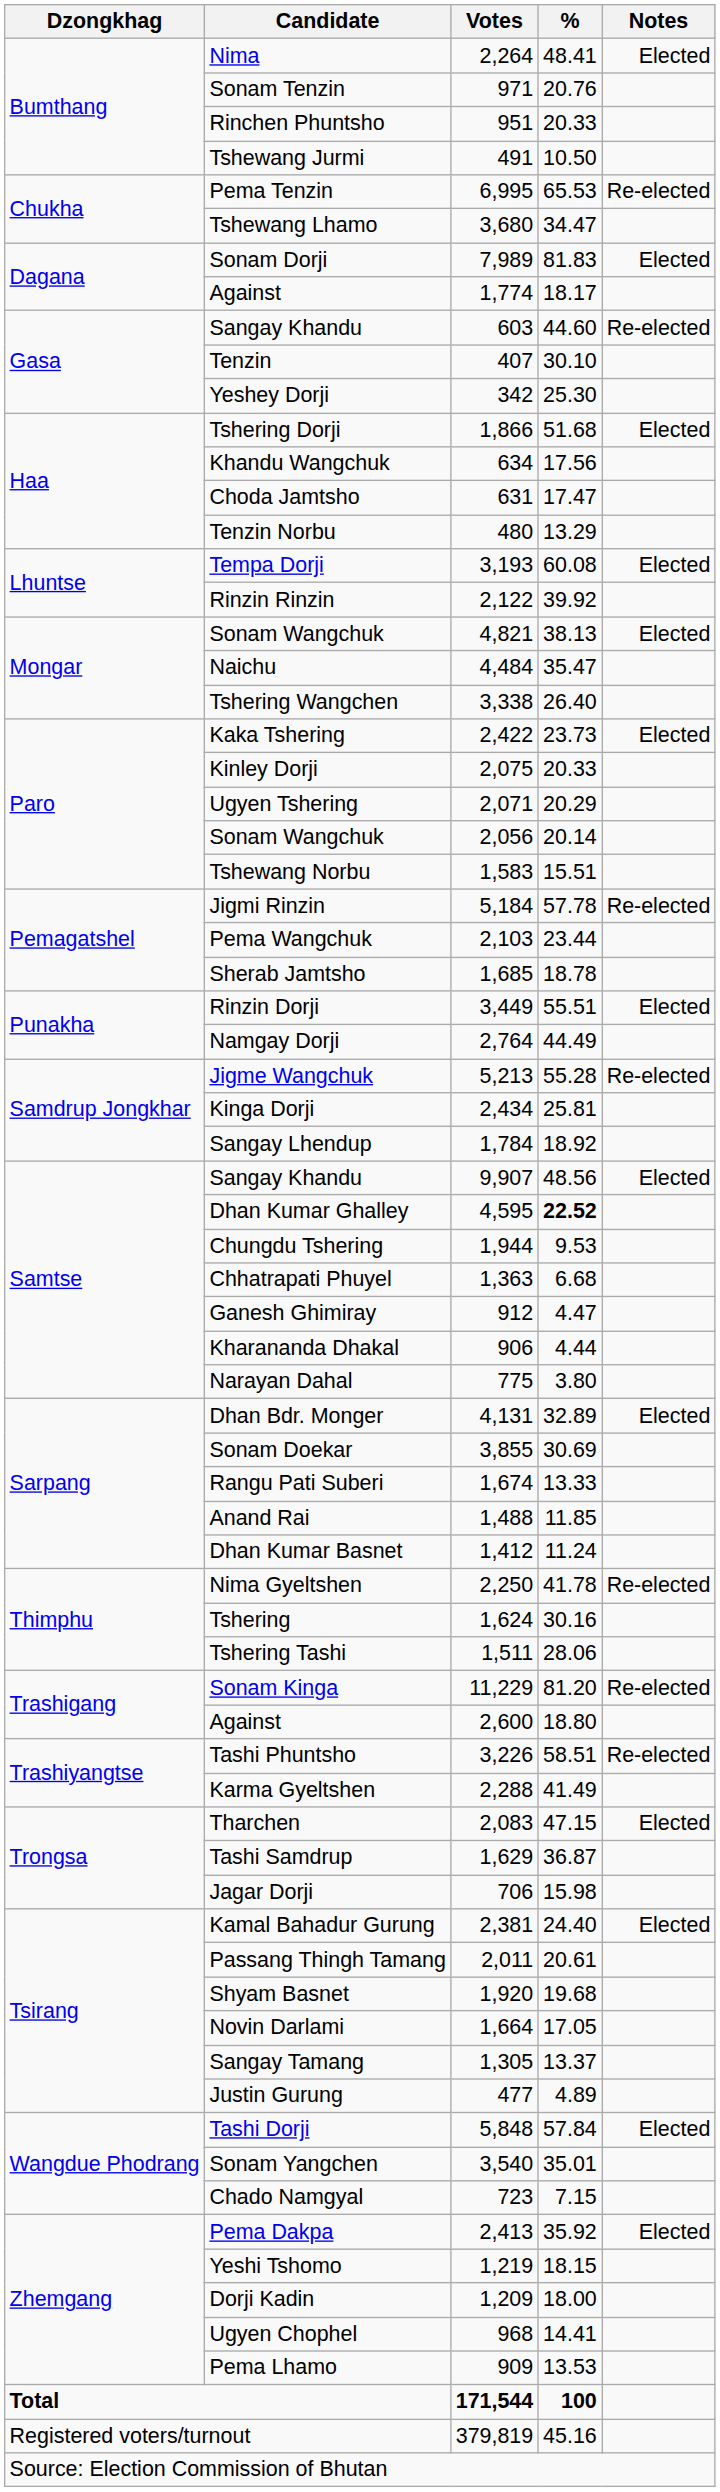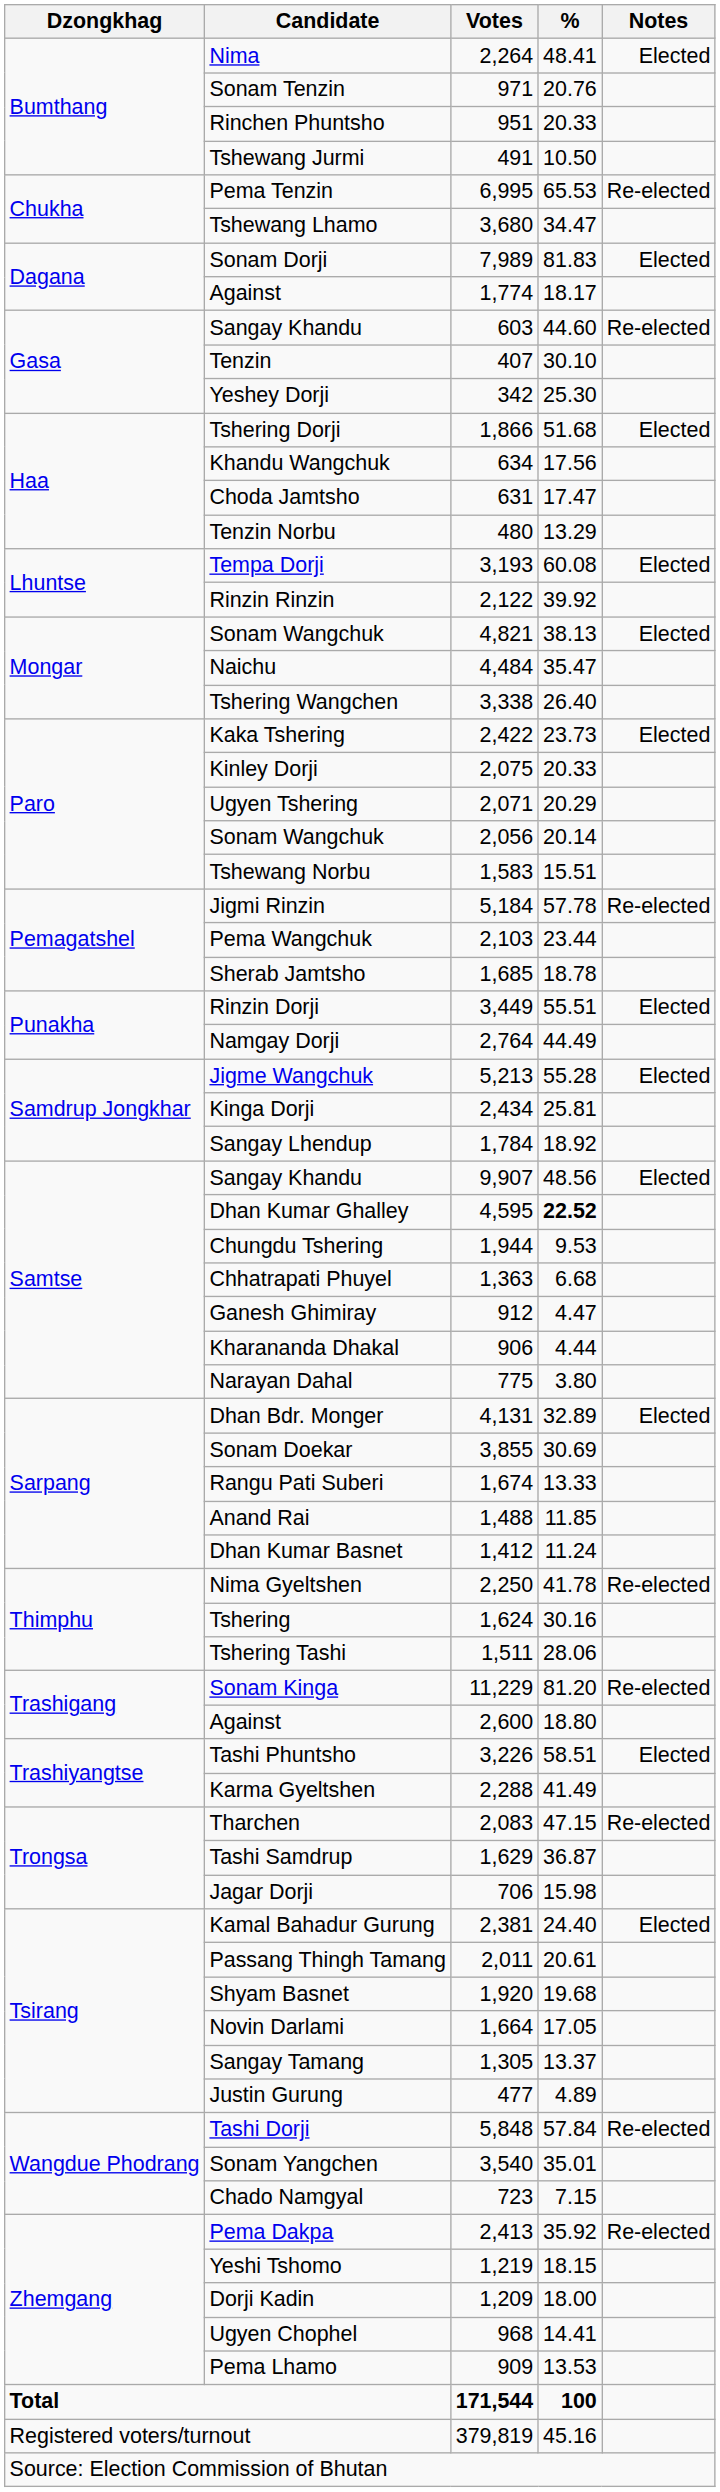(658, 1075) Re-elected -> (675, 1075) Elected
(658, 1755) Re-elected -> (675, 1755) Elected
(675, 1823) Elected -> (658, 1823) Re-elected
(675, 2129) Elected -> (658, 2129) Re-elected
(675, 2231) Elected -> (658, 2231) Re-elected
